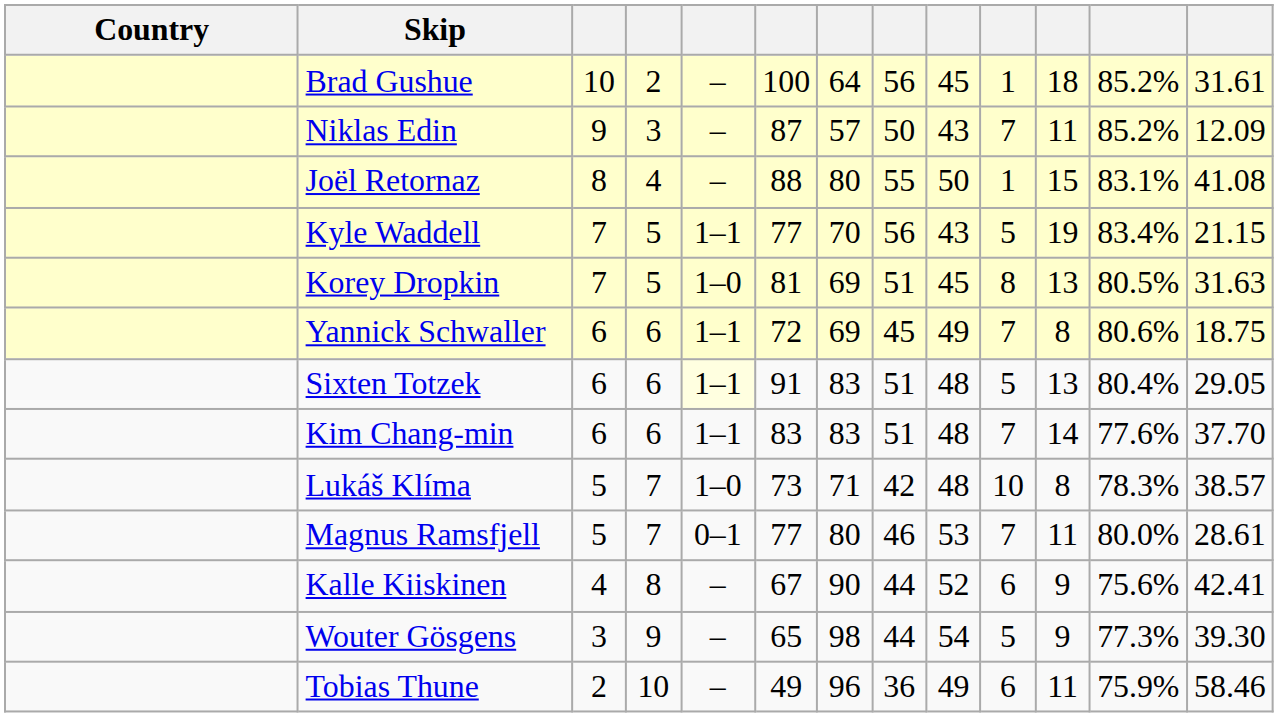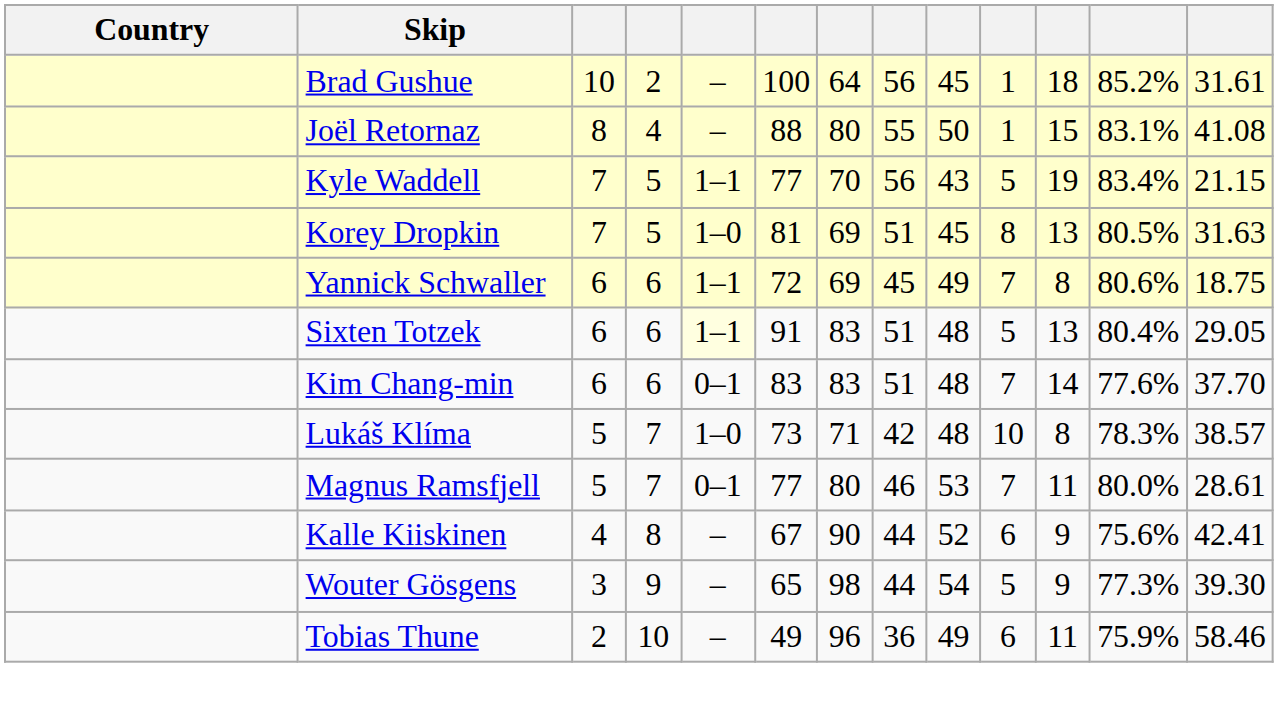- row: (381, 130)
(718, 433) 1–1 -> (718, 383) 0–1
